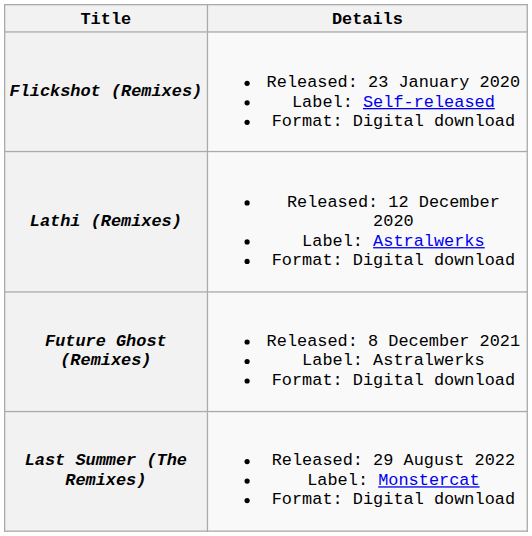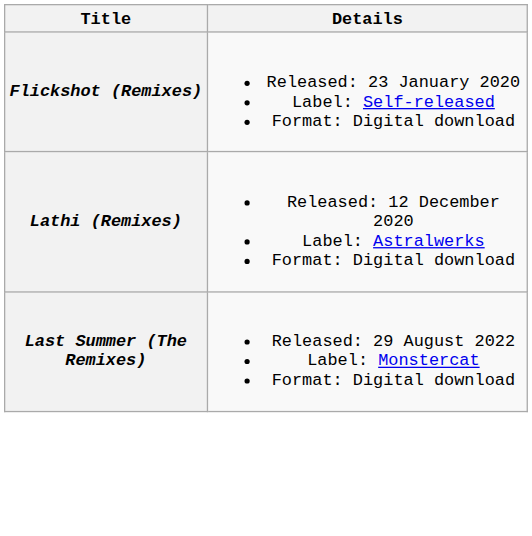- row: (106, 351)
